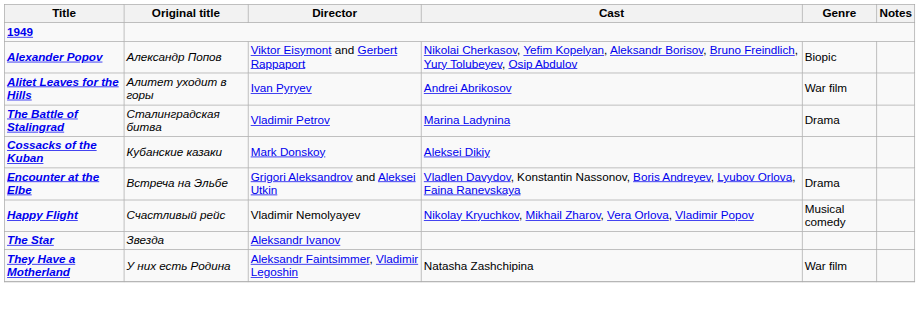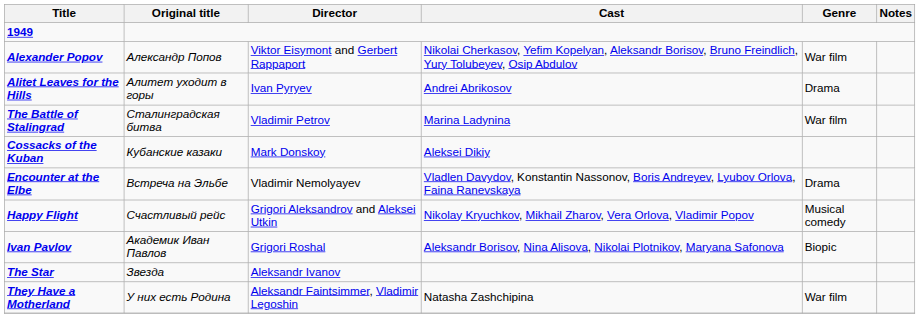(821, 57) Biopic -> (826, 57) War film
(826, 89) War film -> (822, 89) Drama
(822, 120) Drama -> (826, 120) War film
(333, 184) Grigori Aleksandrov and Aleksei Utkin -> (306, 184) Vladimir Nemolyayev
(306, 215) Vladimir Nemolyayev -> (333, 215) Grigori Aleksandrov and Aleksei Utkin
+ row: (39, 247)
